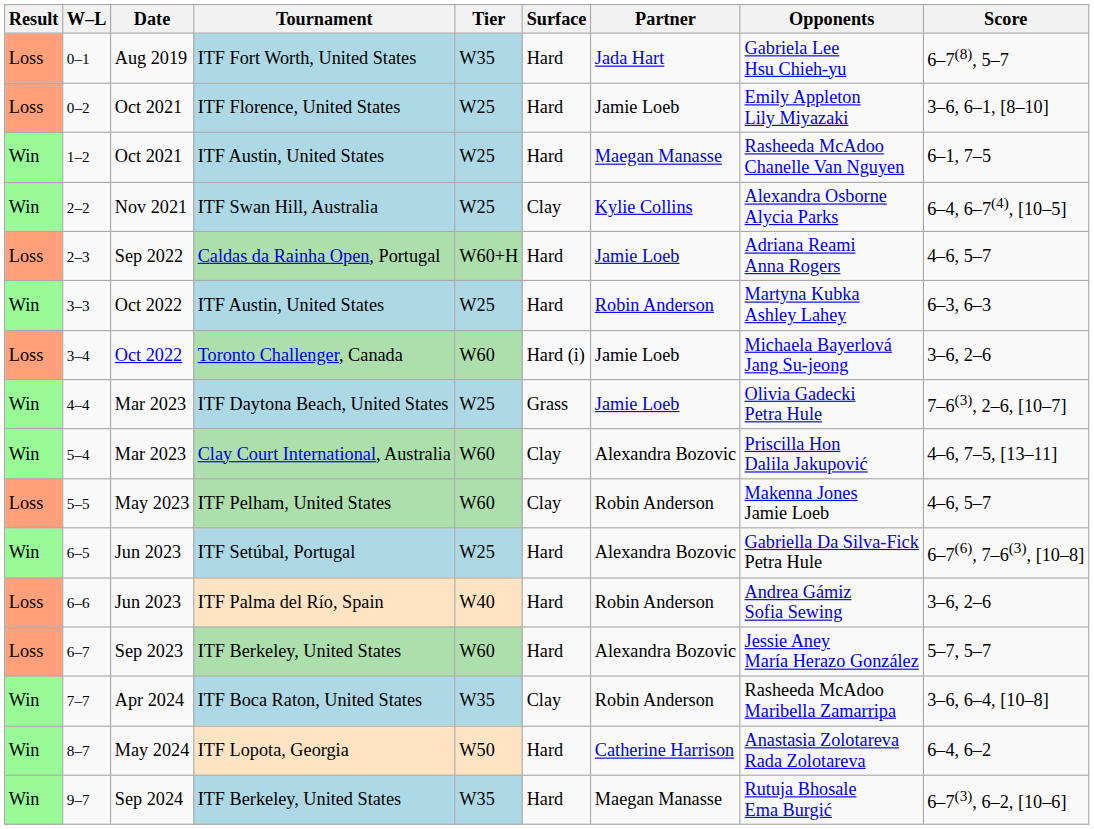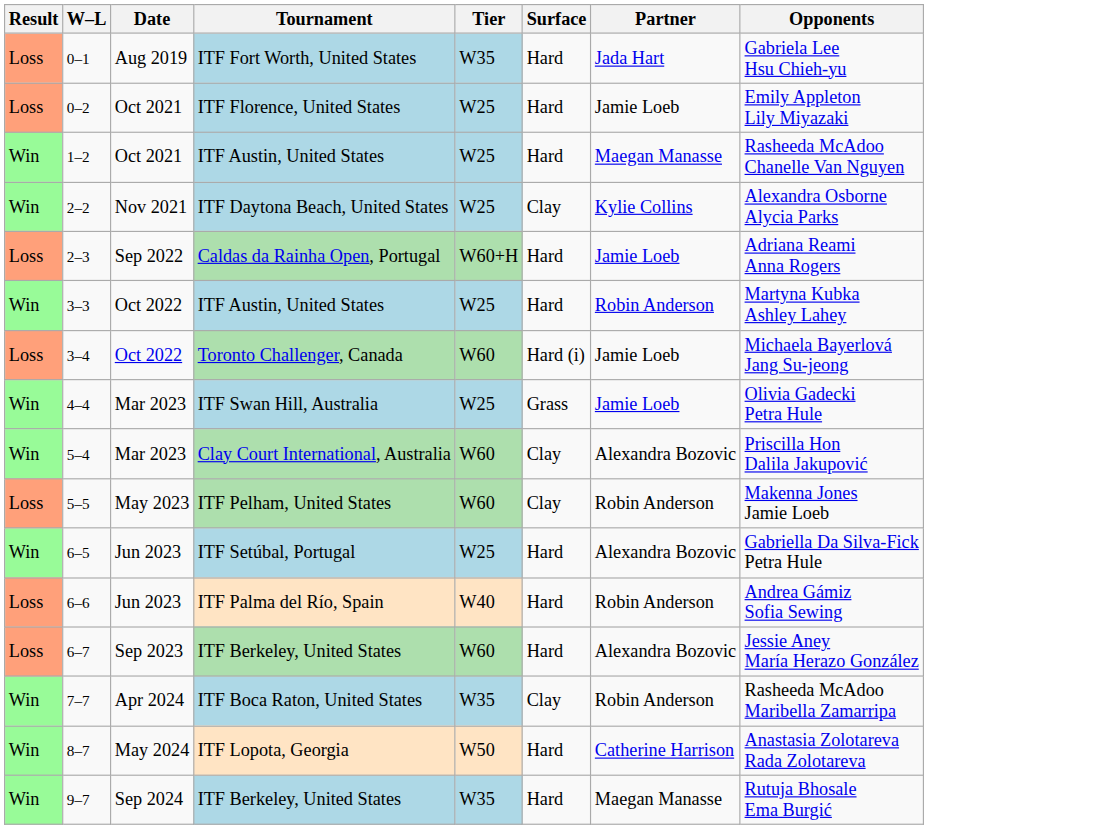- column: (1006, 18)
(288, 206) ITF Swan Hill, Australia -> (323, 206) ITF Daytona Beach, United States
(323, 404) ITF Daytona Beach, United States -> (288, 404) ITF Swan Hill, Australia
